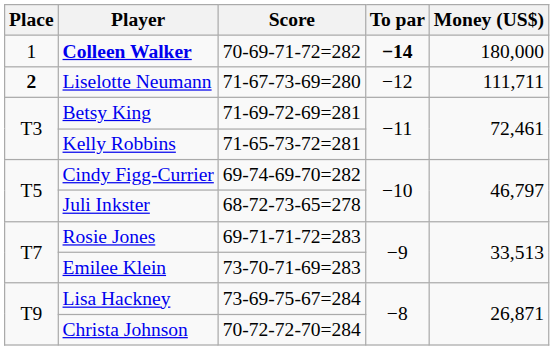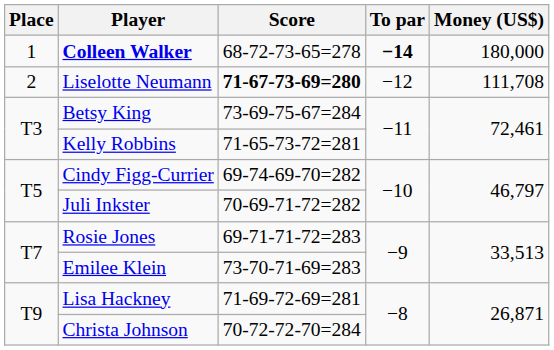(292, 50) 70-69-71-72=282 -> (292, 50) 68-72-73-65=278
(31, 81) bold -> (31, 81) normal
(292, 81) normal -> (292, 81) bold
(513, 81) 111,711 -> (513, 81) 111,708
(292, 112) 71-69-72-69=281 -> (292, 112) 73-69-75-67=284
(292, 205) 68-72-73-65=278 -> (292, 205) 70-69-71-72=282
(292, 298) 73-69-75-67=284 -> (292, 298) 71-69-72-69=281
